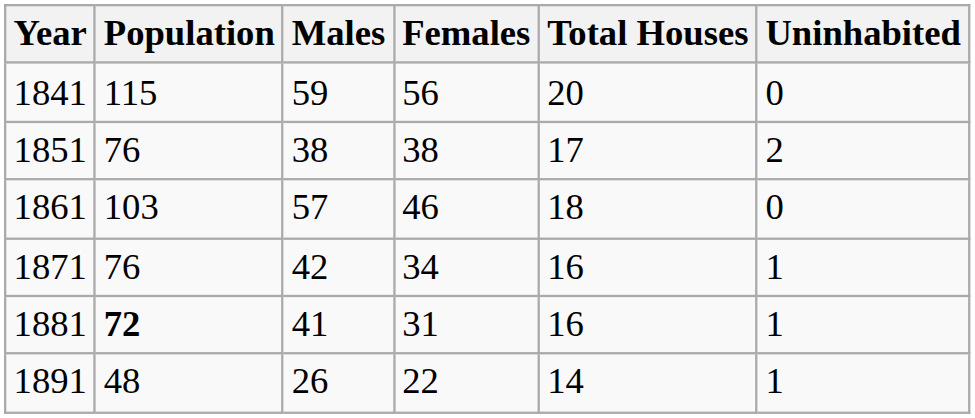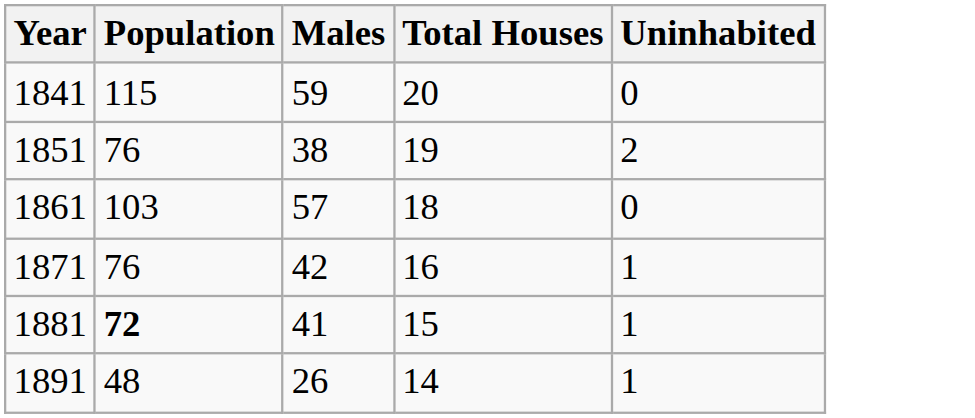- column: (466, 33)
(566, 149) 17 -> (420, 149) 19
(566, 324) 16 -> (420, 324) 15
